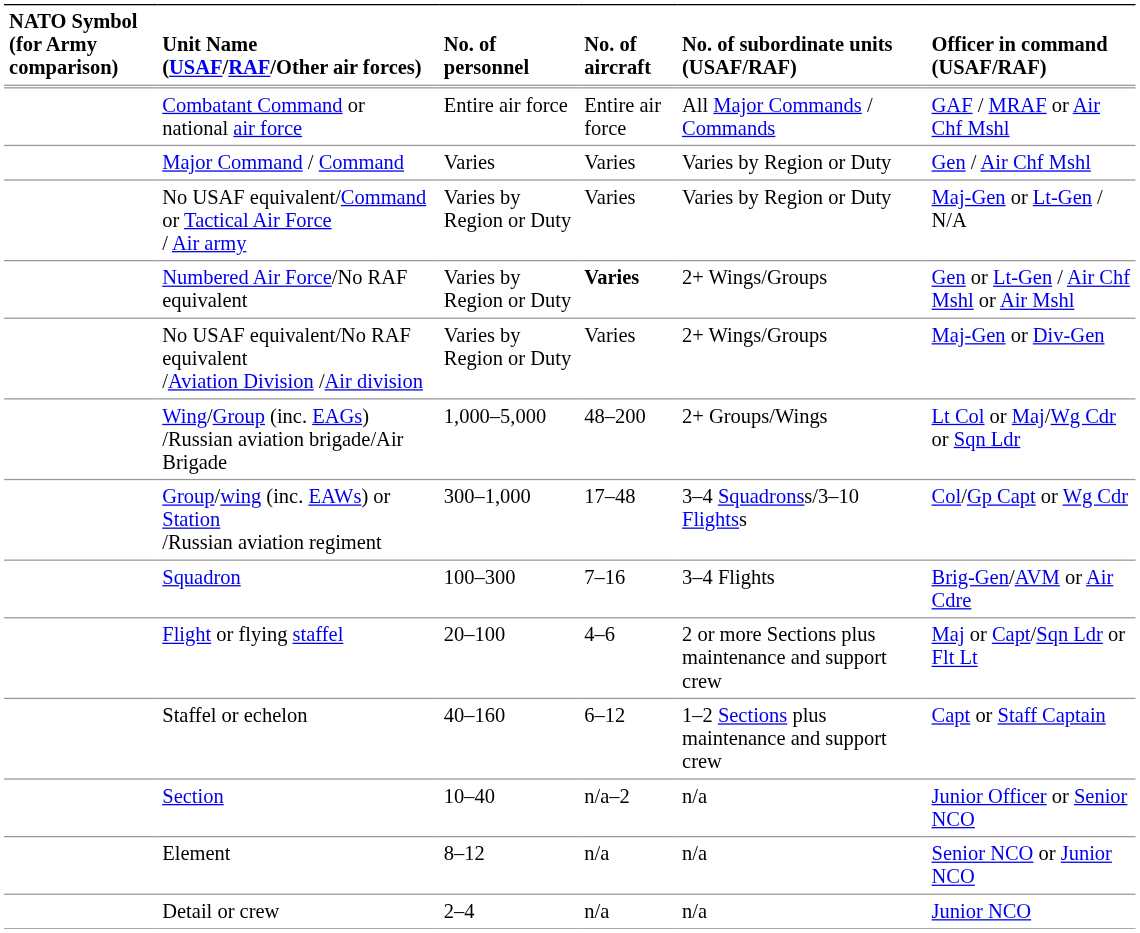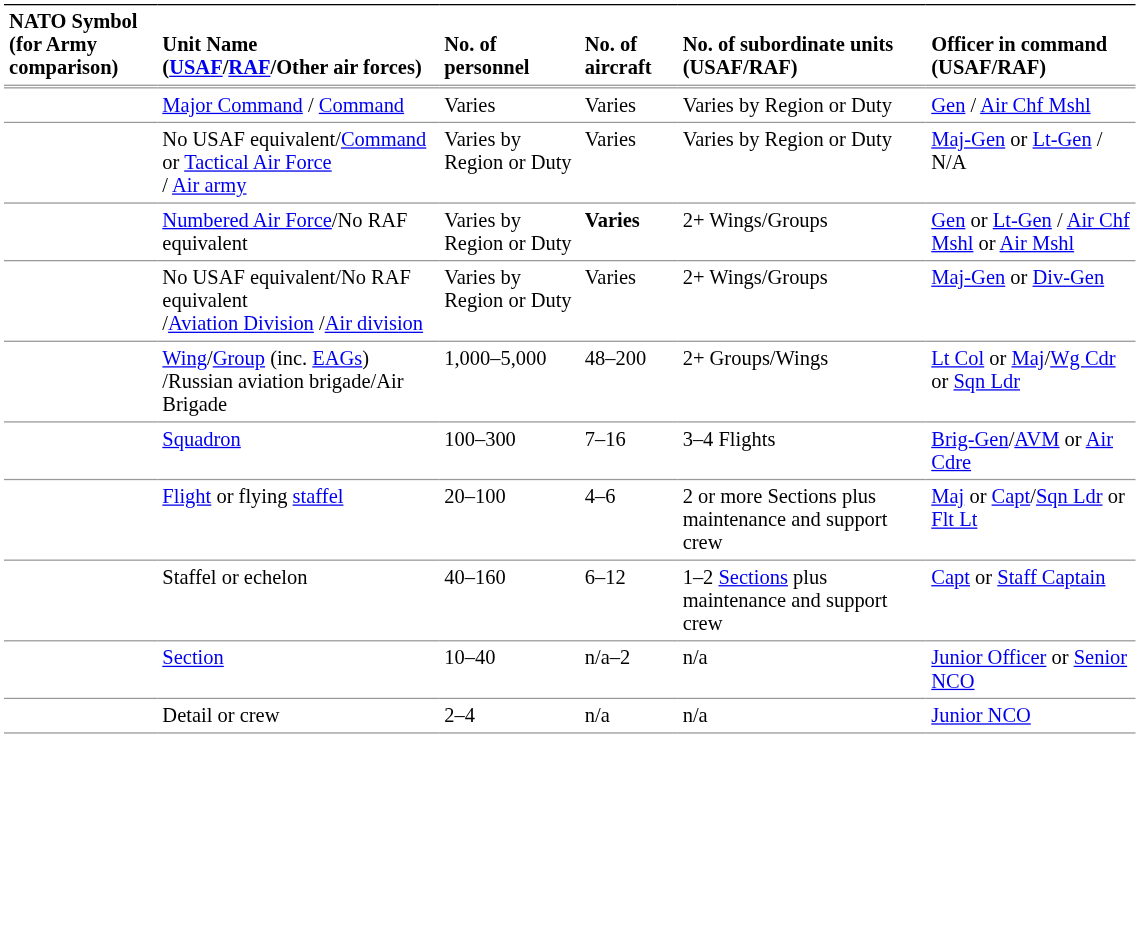- row: (263, 116)
- row: (276, 519)
- row: (196, 853)
